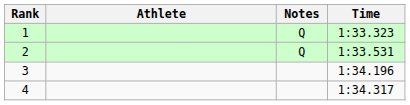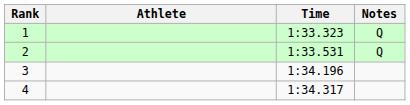columns swapped: (366, 14) <-> (302, 14)
